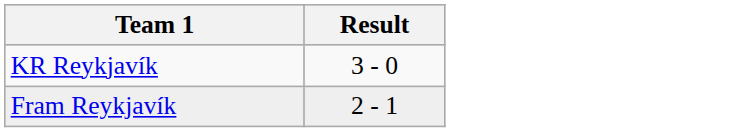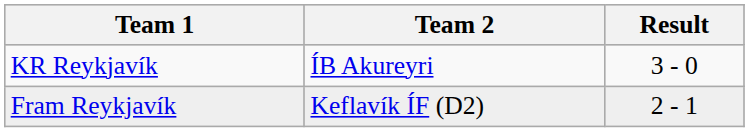+ column: (454, 24)
